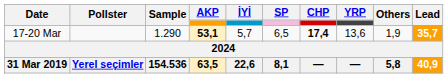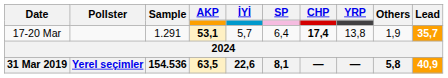(168, 33) 1.290 -> (168, 33) 1.291
(281, 33) 6,5 -> (281, 33) 6,4
(355, 33) 13,6 -> (355, 33) 13,8
